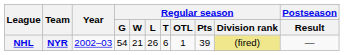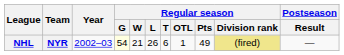(122, 43) no background -> (122, 43) lightyellow background
(205, 43) 39 -> (205, 43) 49
